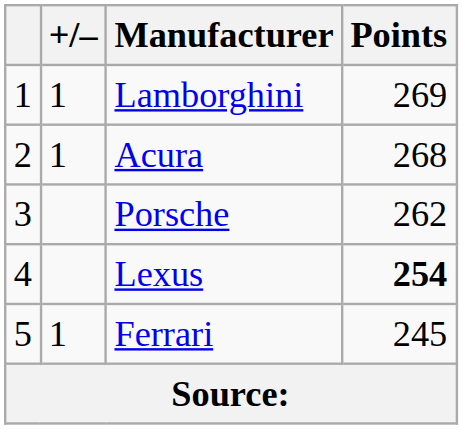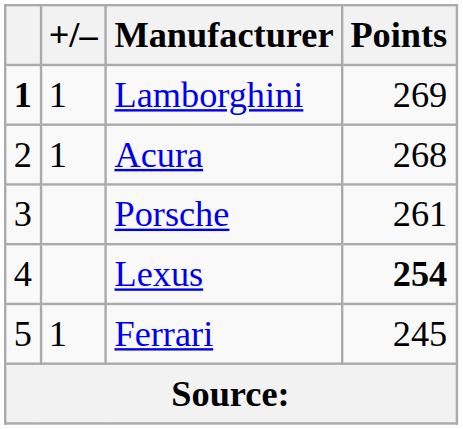(23, 94) normal -> (23, 94) bold
(420, 214) 262 -> (420, 214) 261
